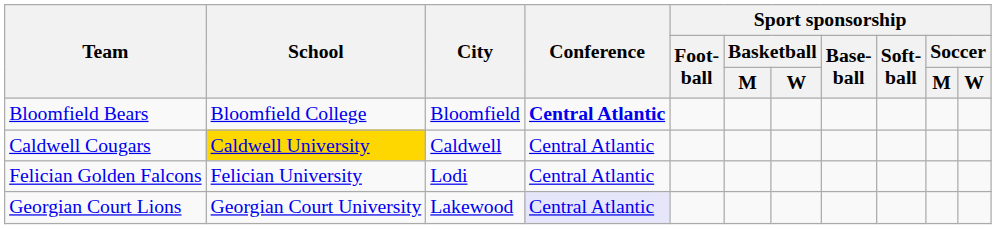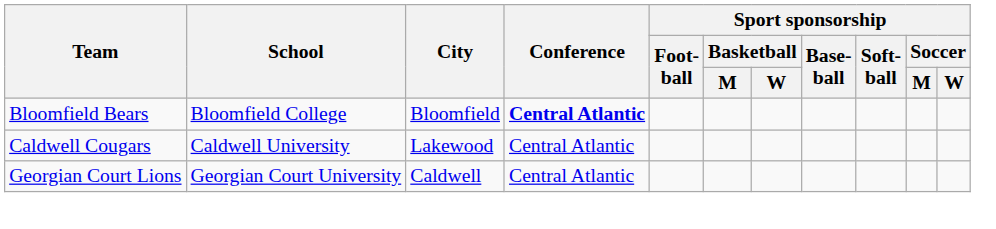(290, 144) gold background -> (270, 144) no background
(466, 144) Caldwell -> (452, 144) Lakewood
- row: (105, 176)
(472, 207) Lakewood -> (446, 176) Caldwell
(592, 207) lavender background -> (572, 176) no background
